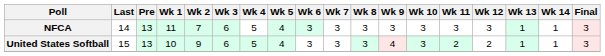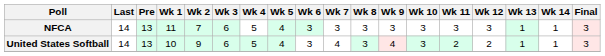(124, 43) 15 -> (124, 43) 14
(337, 43) 3 -> (337, 43) 4
